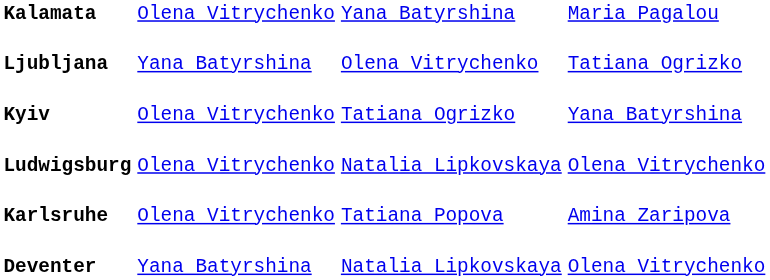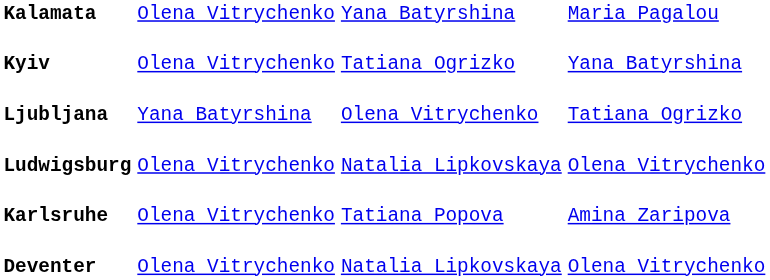rows swapped: (27, 114) <-> (56, 63)
(225, 266) Yana Batyrshina -> (236, 266) Olena Vitrychenko
